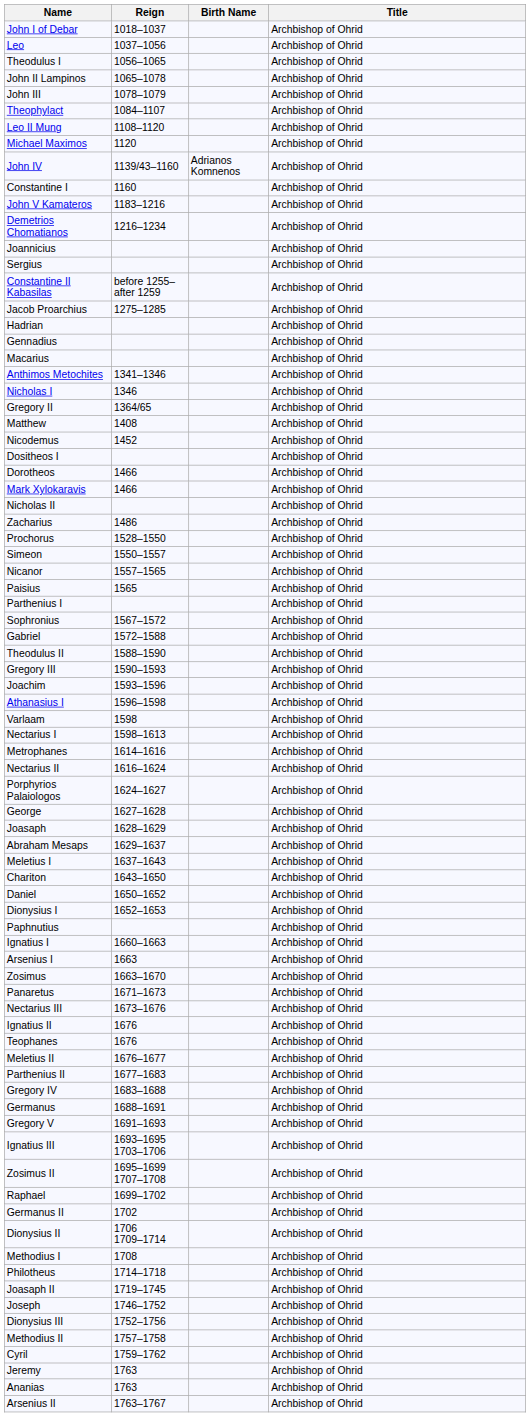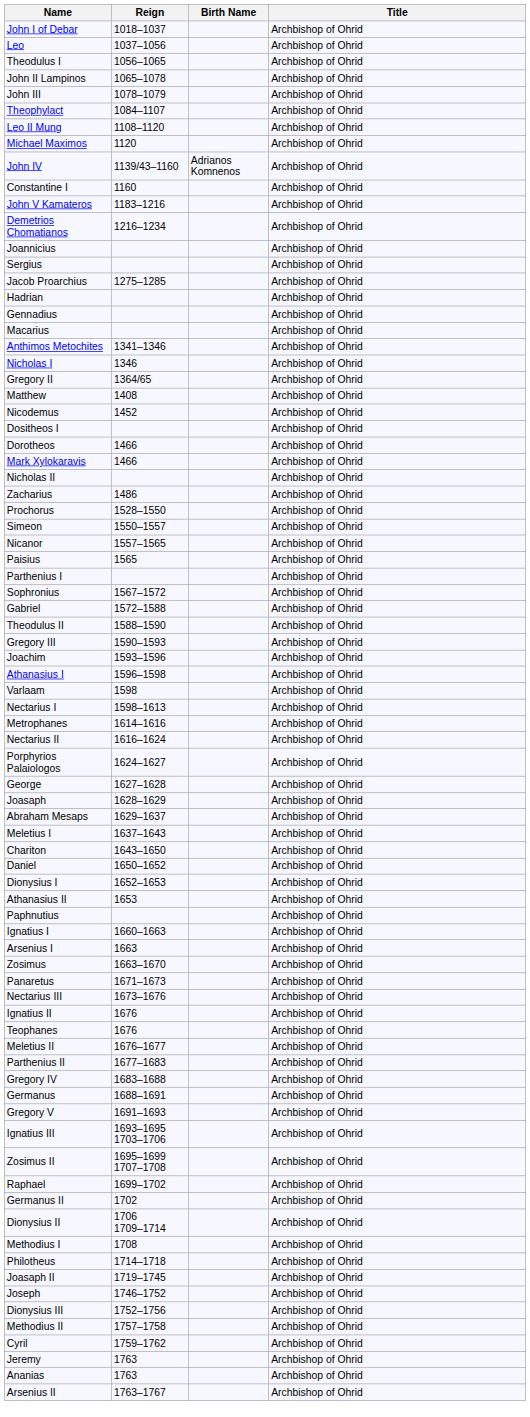- row: (39, 287)
+ row: (37, 899)
